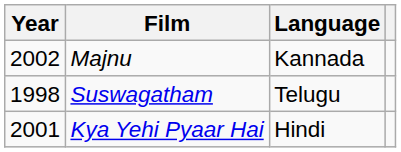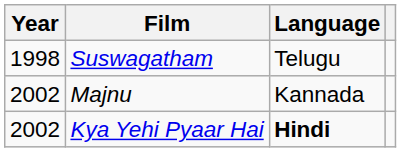rows swapped: (142, 94) <-> (101, 58)
(35, 130) 2001 -> (35, 130) 2002
(300, 130) normal -> (302, 130) bold
